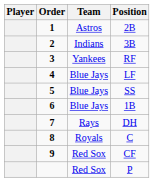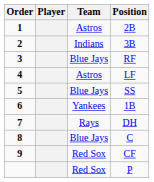columns swapped: (52, 12) <-> (20, 12)
(89, 59) Yankees -> (89, 59) Blue Jays
(89, 75) Blue Jays -> (89, 75) Astros
(89, 106) Blue Jays -> (89, 106) Yankees
(89, 138) Royals -> (89, 138) Blue Jays
